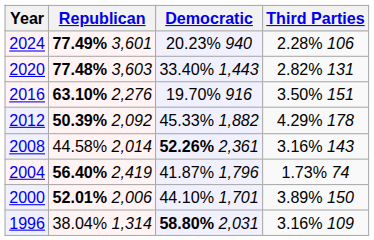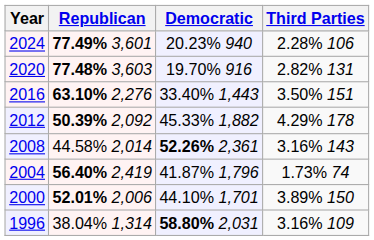(209, 69) 33.40% 1,443 -> (209, 69) 19.70% 916
(209, 95) 19.70% 916 -> (209, 95) 33.40% 1,443
